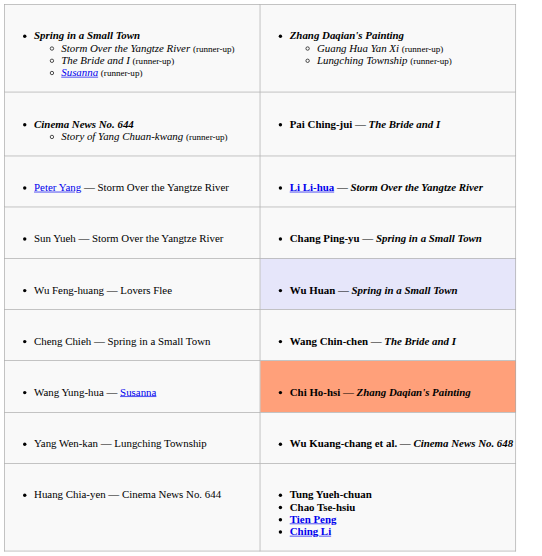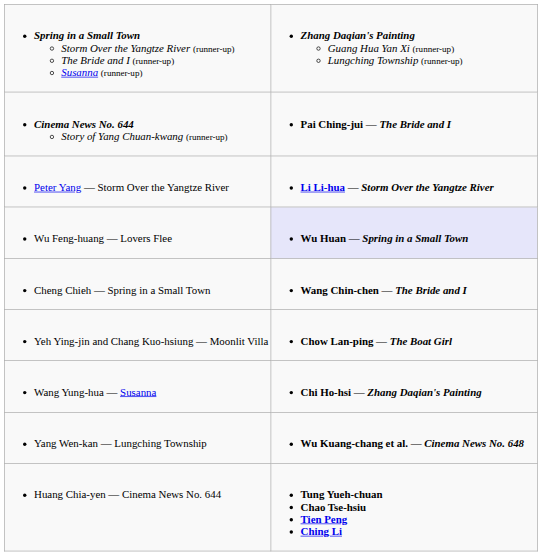- row: (132, 239)
+ row: (138, 341)
(388, 393) lightsalmon background -> (404, 393) no background
